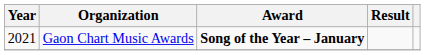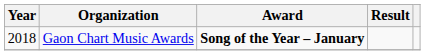(22, 38) 2021 -> (22, 38) 2018
